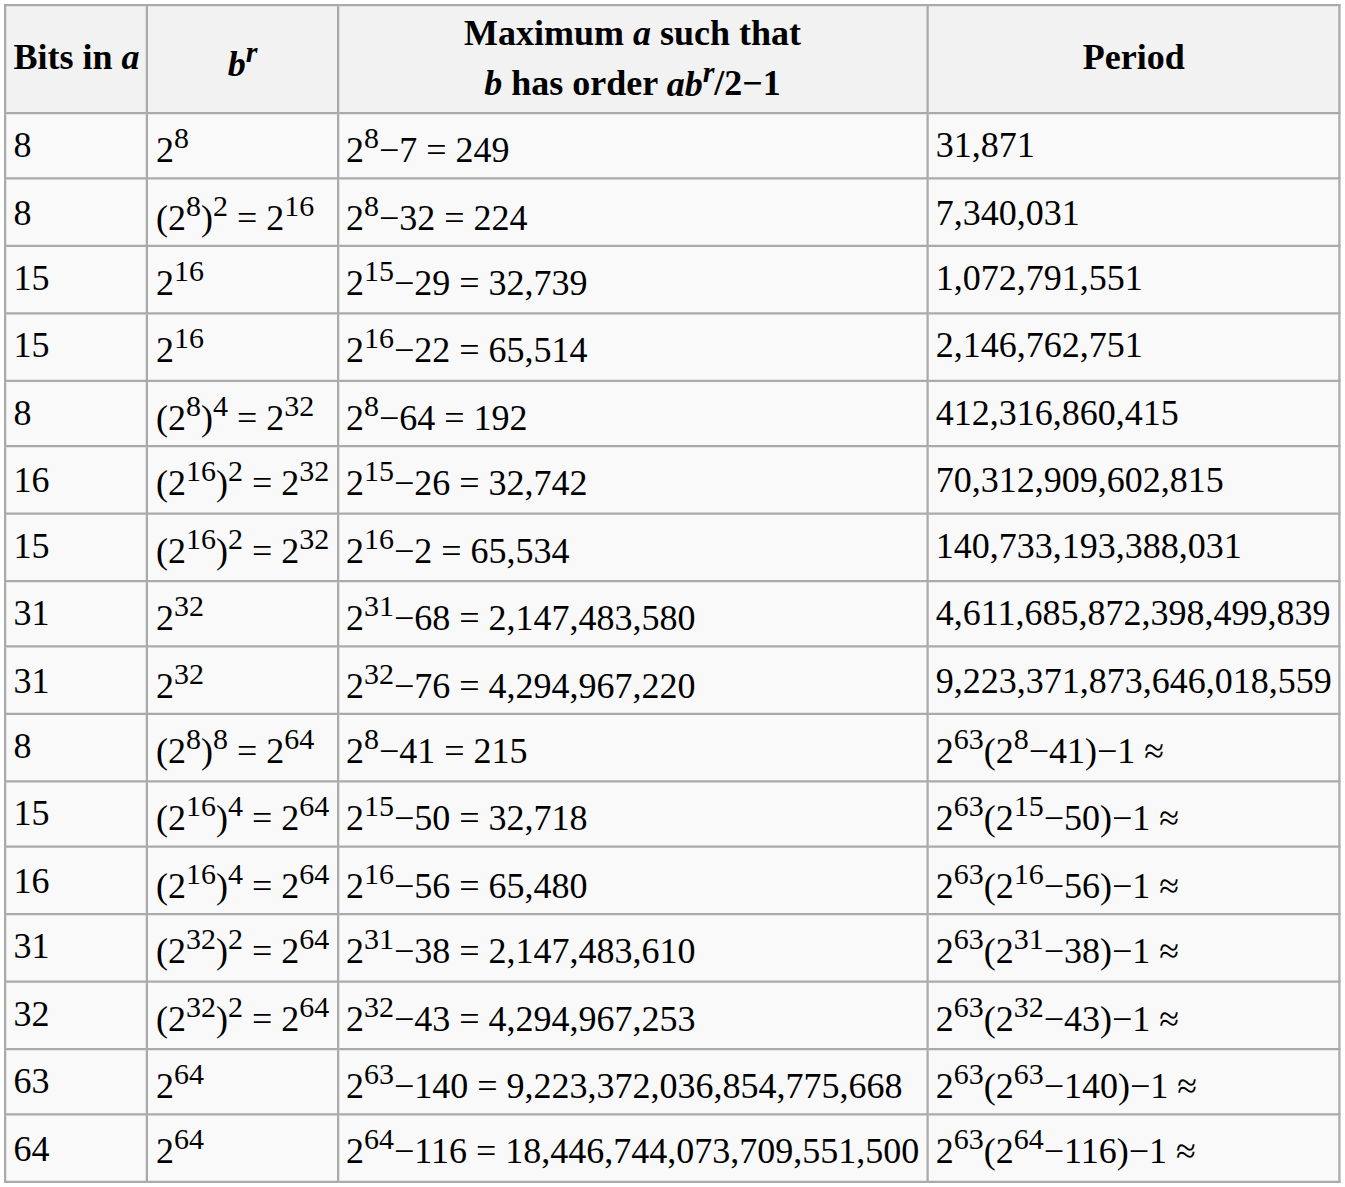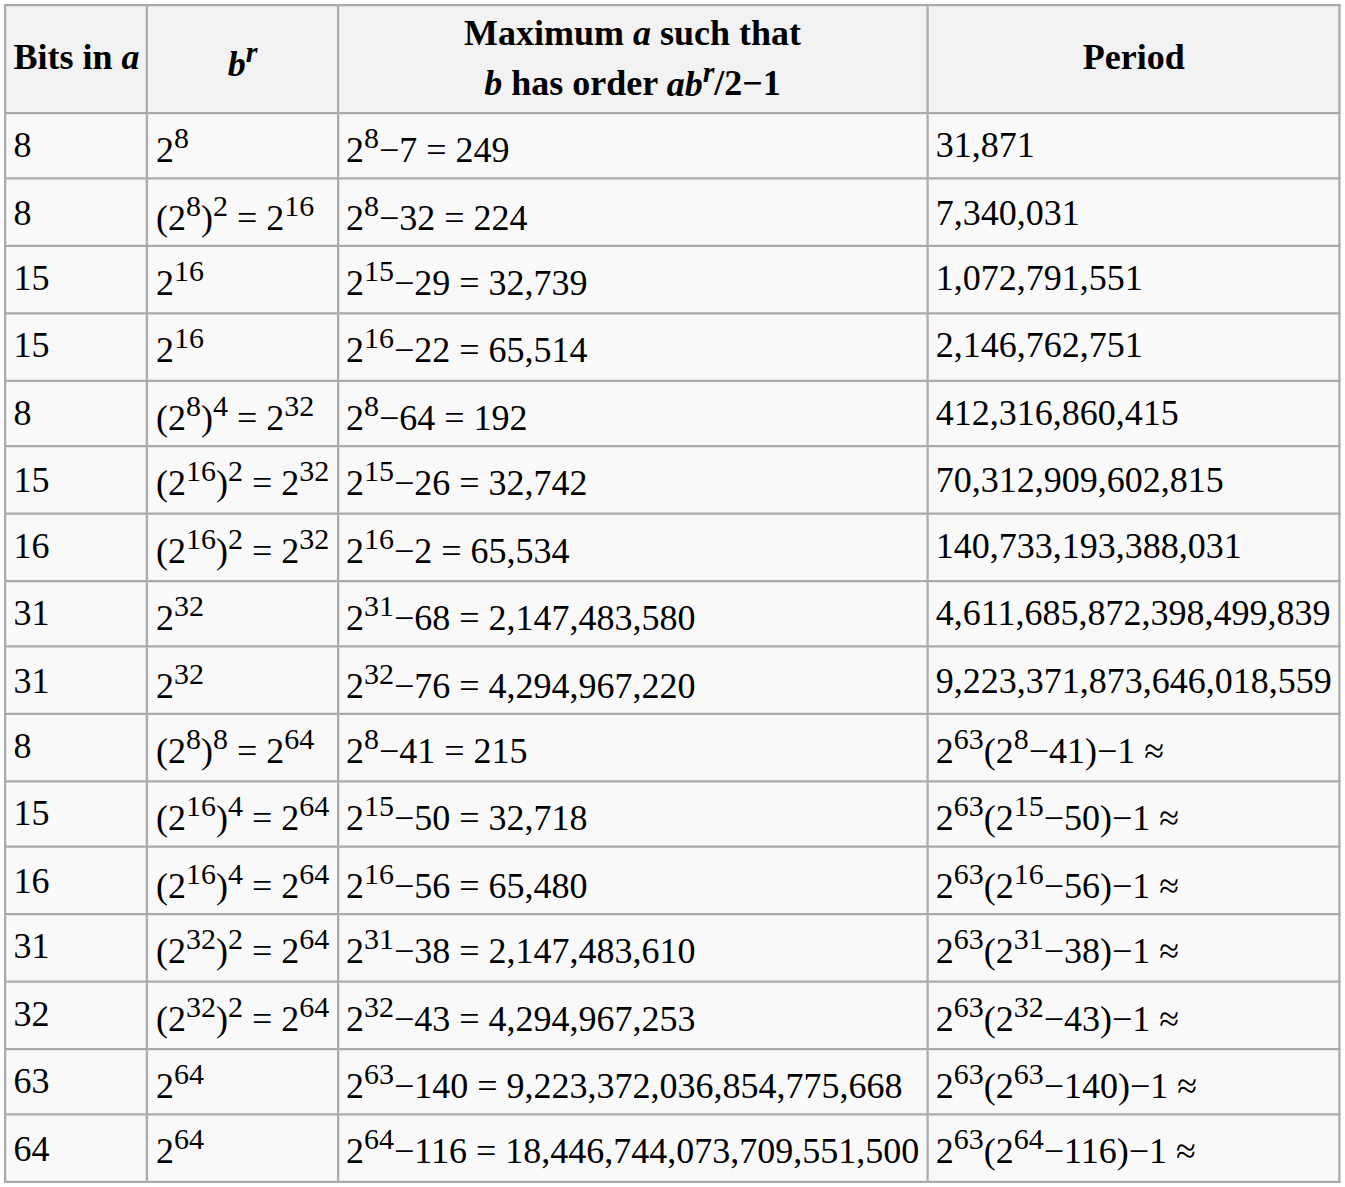(31, 479) 16 -> (31, 479) 15
(31, 546) 15 -> (31, 546) 16
